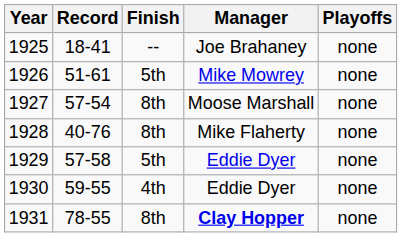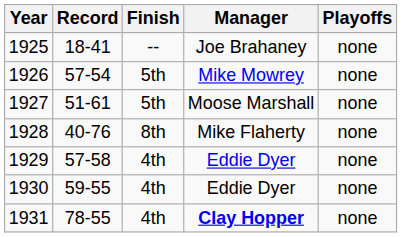(88, 75) 51-61 -> (88, 75) 57-54
(88, 103) 57-54 -> (88, 103) 51-61
(153, 103) 8th -> (153, 103) 5th
(153, 160) 5th -> (153, 160) 4th
(153, 217) 8th -> (153, 217) 4th
